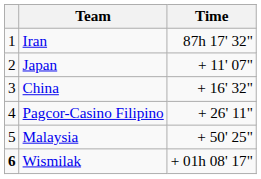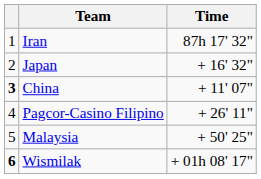(225, 64) + 11' 07" -> (225, 64) + 16' 32"
(12, 88) normal -> (12, 88) bold
(225, 88) + 16' 32" -> (225, 88) + 11' 07"
